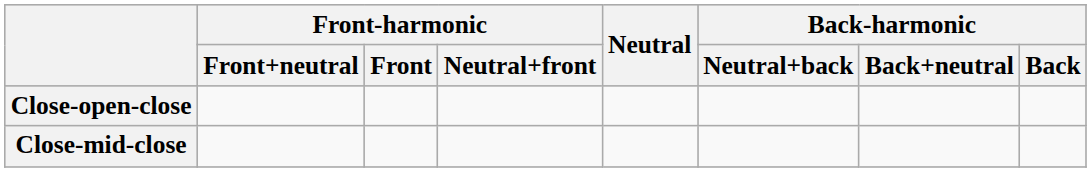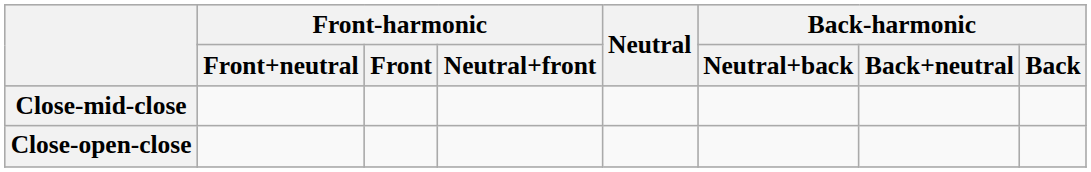rows swapped: (101, 145) <-> (101, 105)
